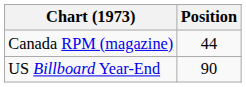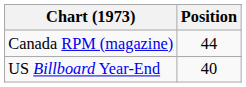(209, 69) 90 -> (209, 69) 40
